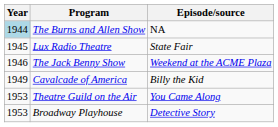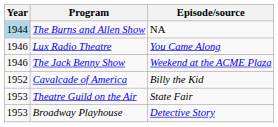(17, 46) 1945 -> (17, 46) 1946
(171, 46) State Fair -> (185, 46) You Came Along
(17, 79) 1949 -> (17, 79) 1952
(185, 96) You Came Along -> (171, 96) State Fair
